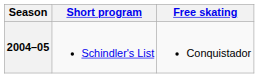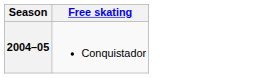- column: (104, 13)
